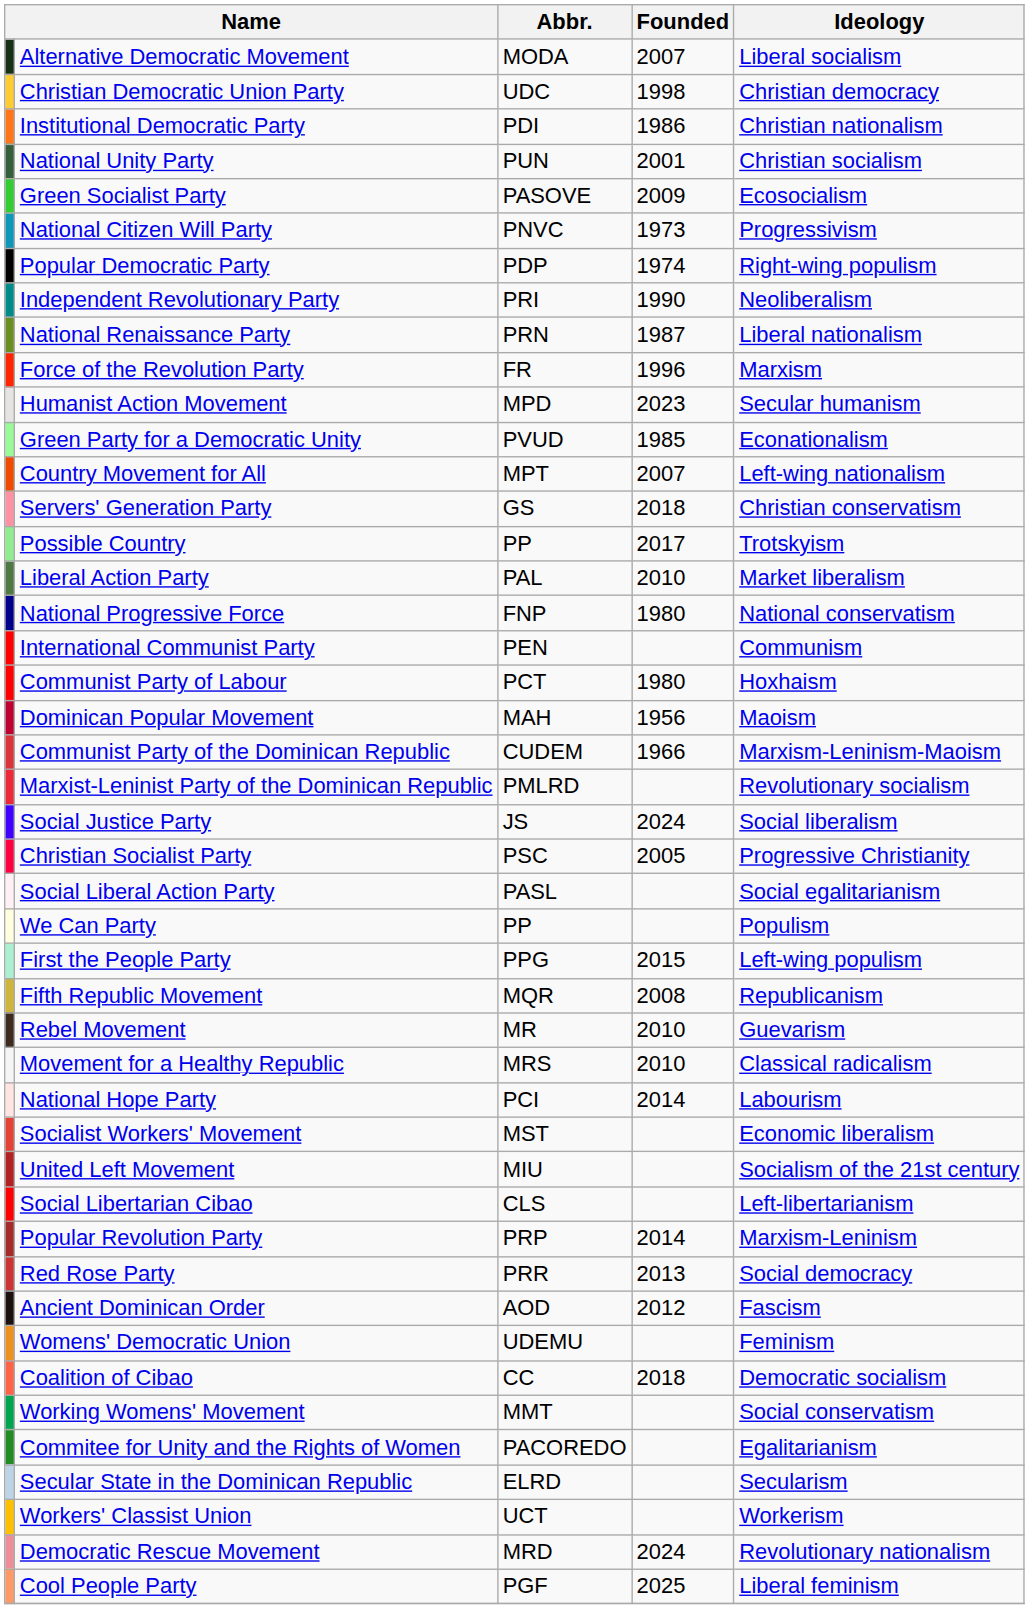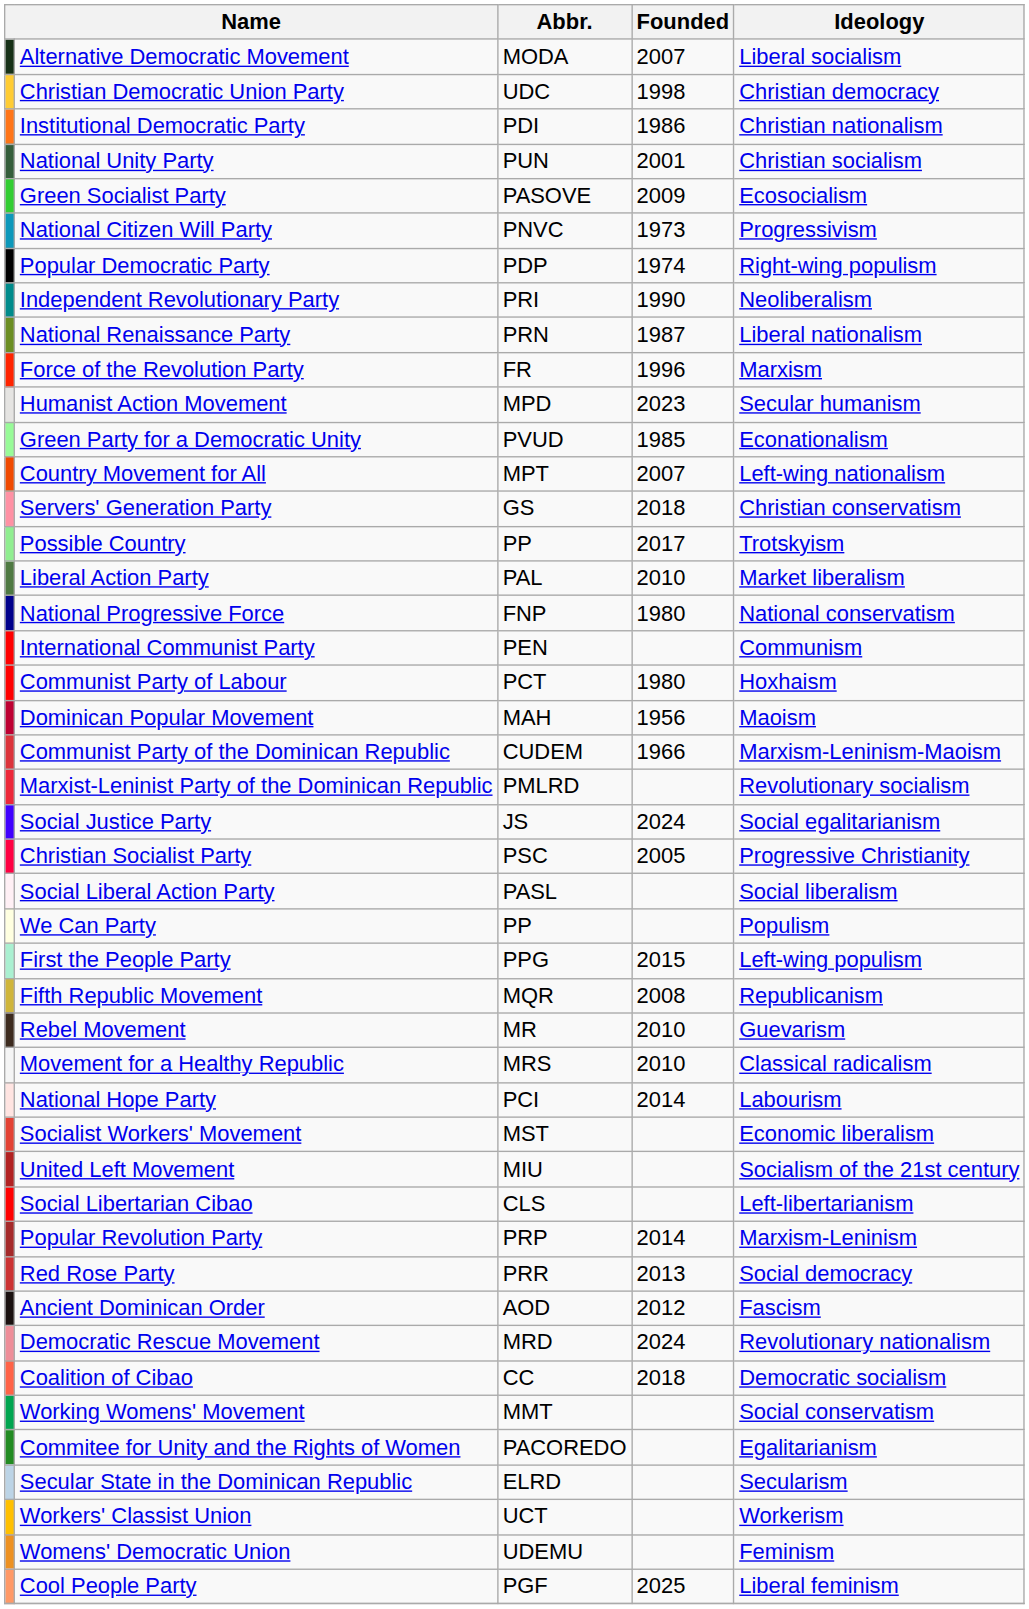(818, 821) Social liberalism -> (840, 821) Social egalitarianism
(840, 890) Social egalitarianism -> (818, 890) Social liberalism
rows swapped: (155, 1342) <-> (170, 1551)
